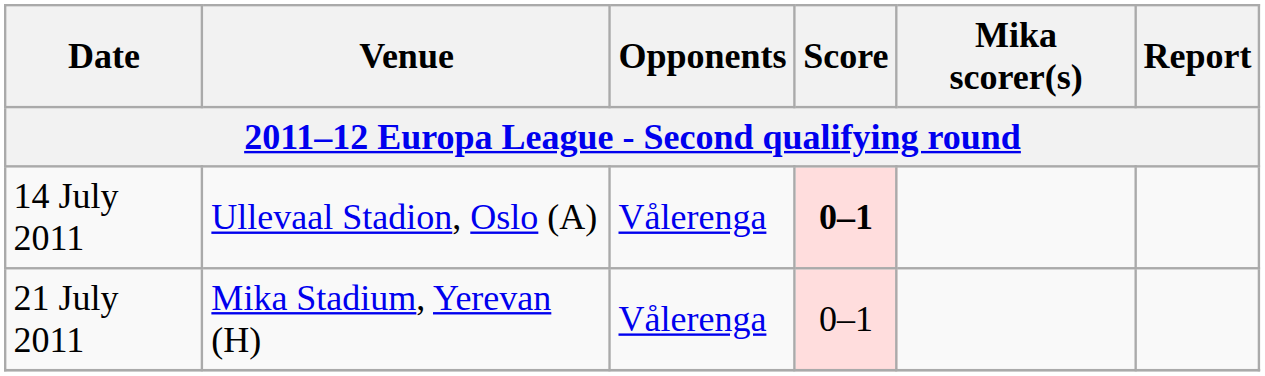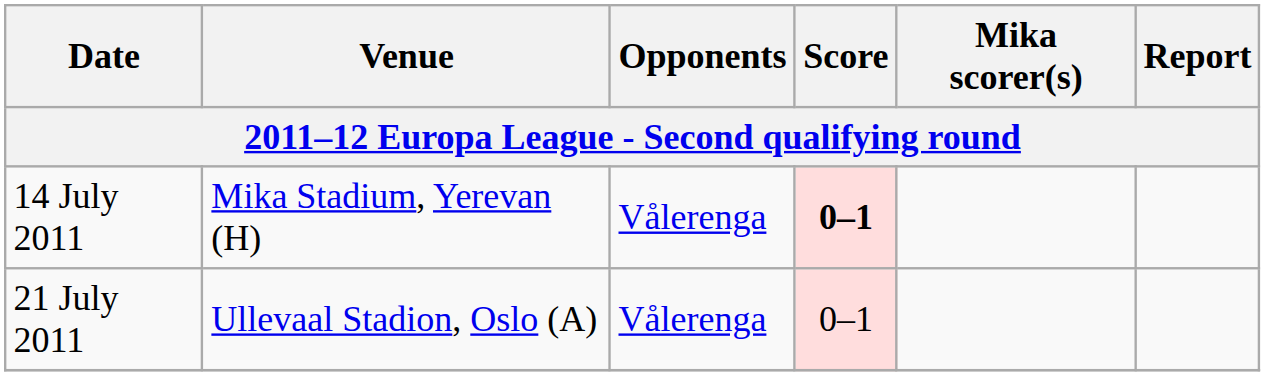(404, 217) Ullevaal Stadion, Oslo (A) -> (381, 217) Mika Stadium, Yerevan (H)
(381, 319) Mika Stadium, Yerevan (H) -> (404, 319) Ullevaal Stadion, Oslo (A)
